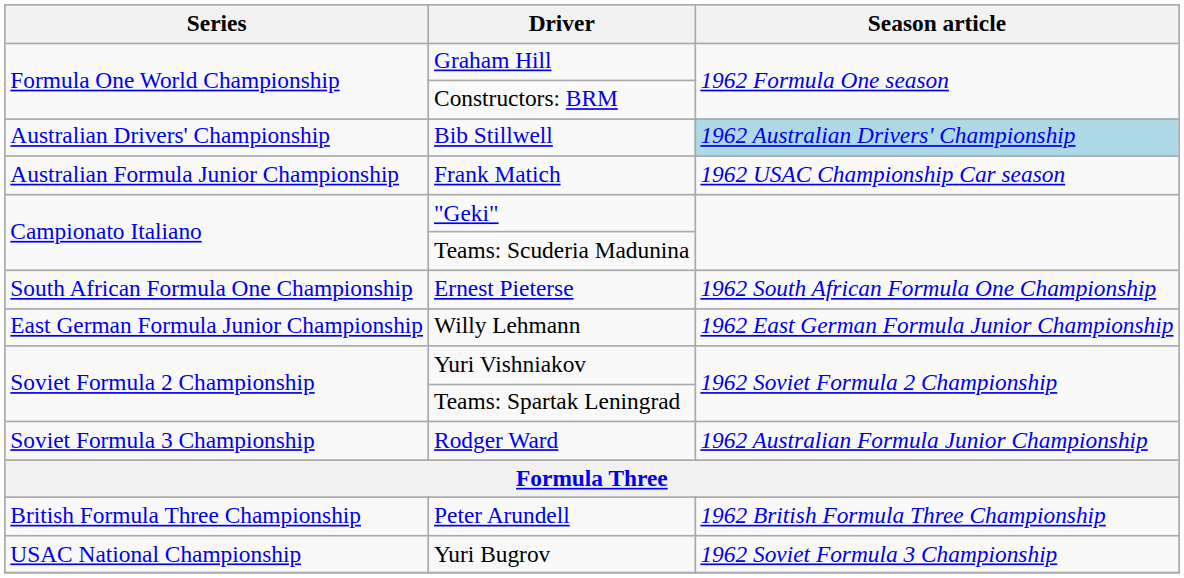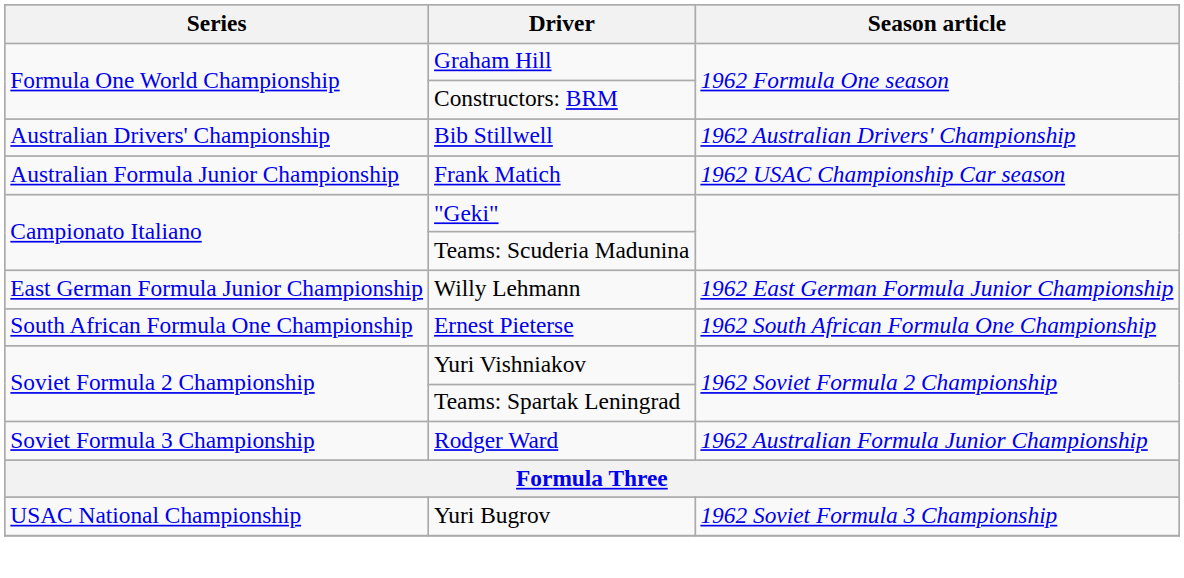(888, 137) lightblue background -> (888, 137) no background
rows swapped: (507, 326) <-> (504, 288)
- row: (502, 516)
